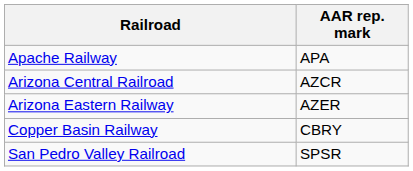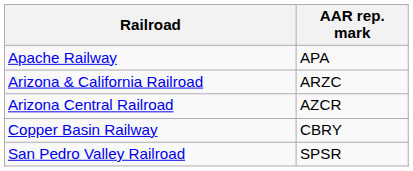+ row: (106, 81)
- row: (91, 105)
